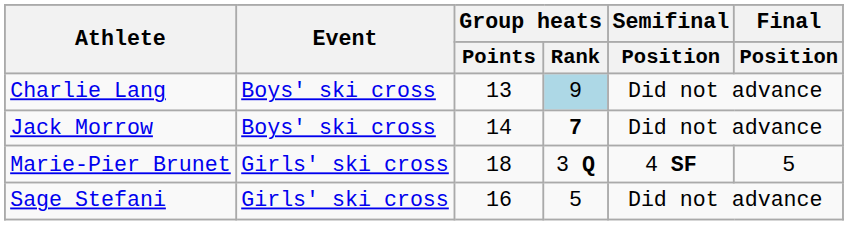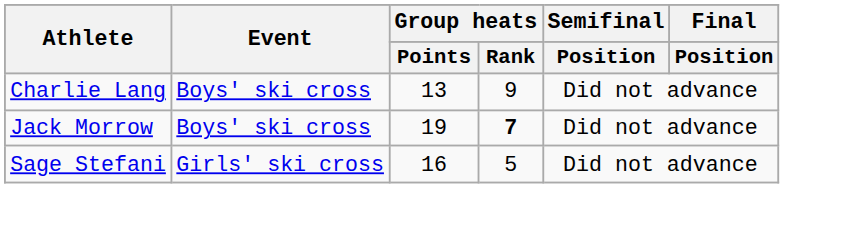(576, 91) lightblue background -> (511, 91) no background
(499, 128) 14 -> (434, 128) 19
- row: (120, 164)
